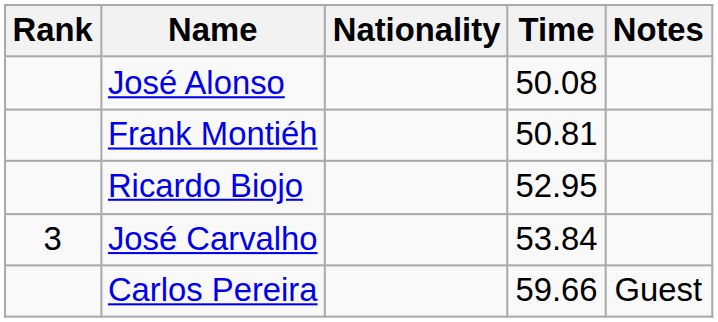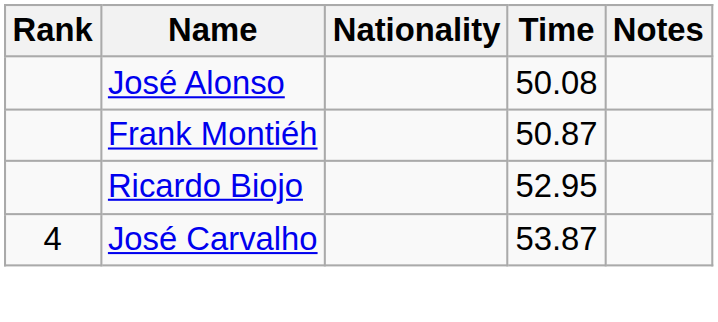(557, 134) 50.81 -> (557, 134) 50.87
(53, 238) 3 -> (53, 238) 4
(557, 238) 53.84 -> (557, 238) 53.87
- row: (213, 290)
